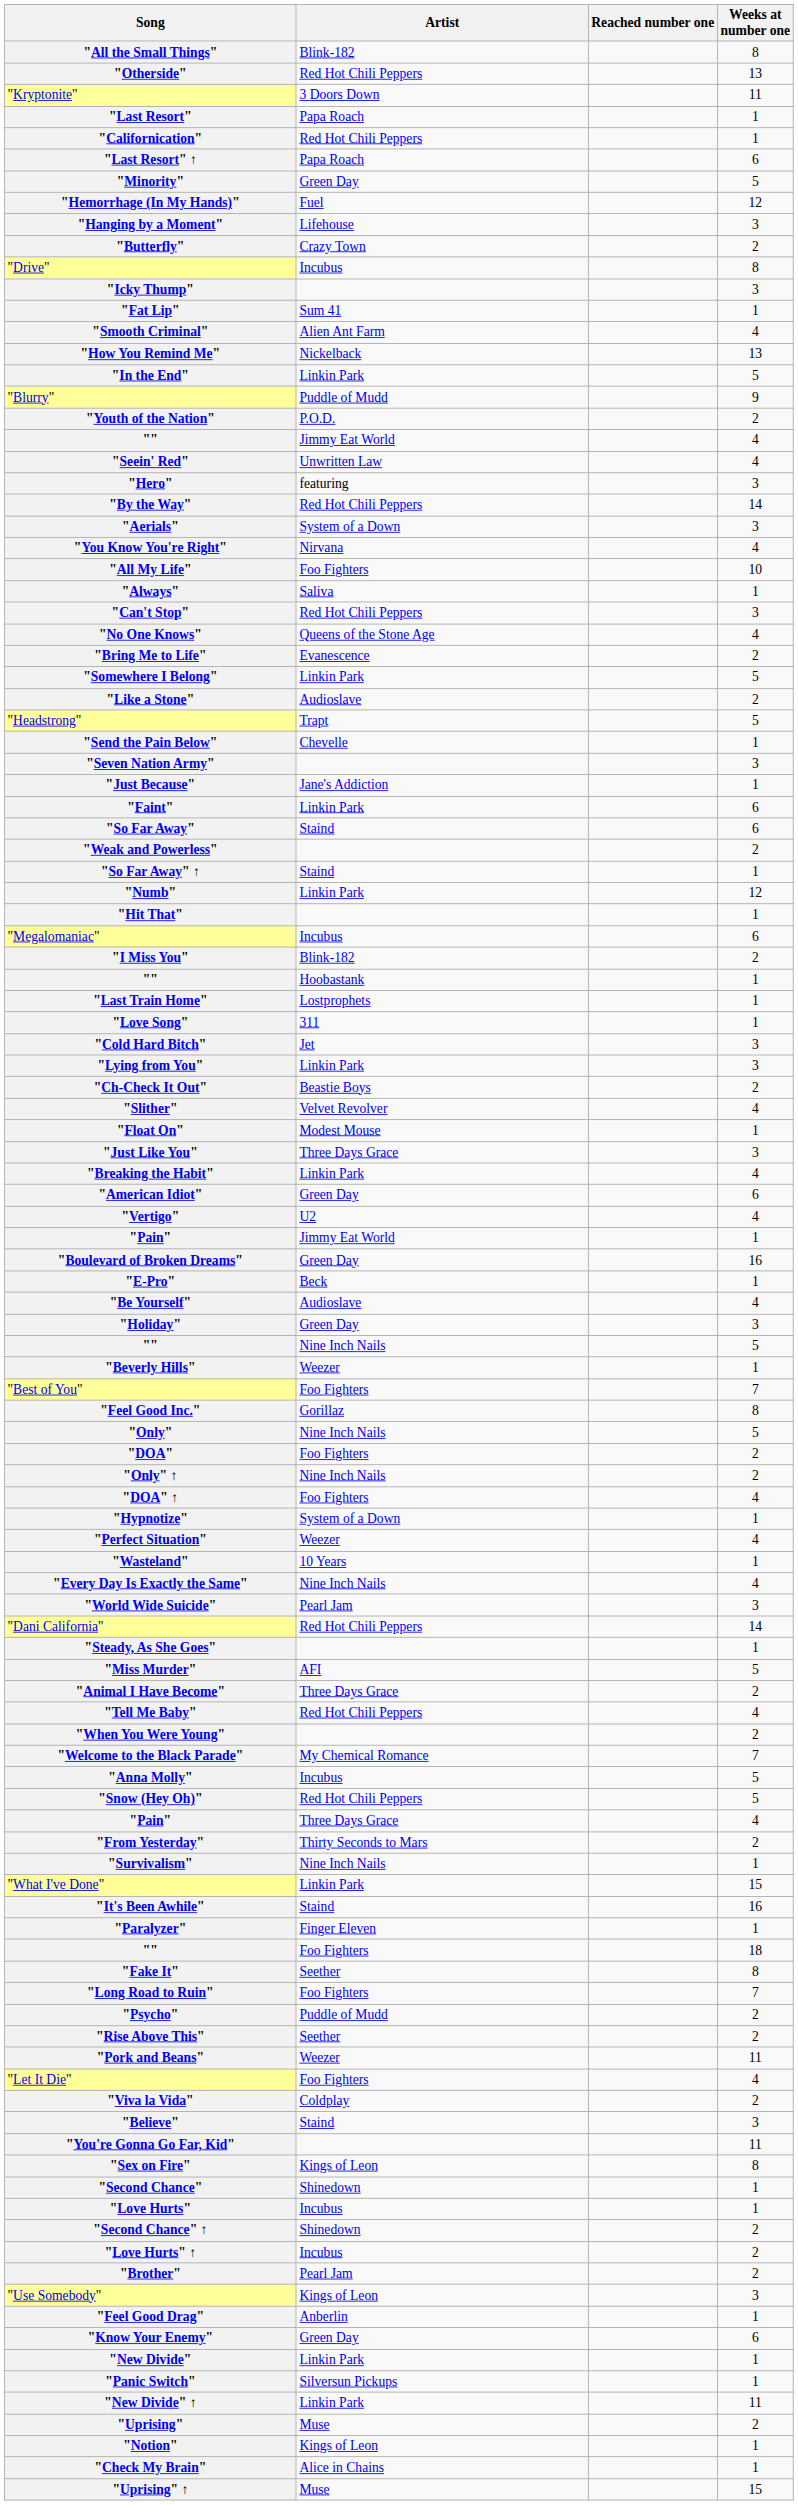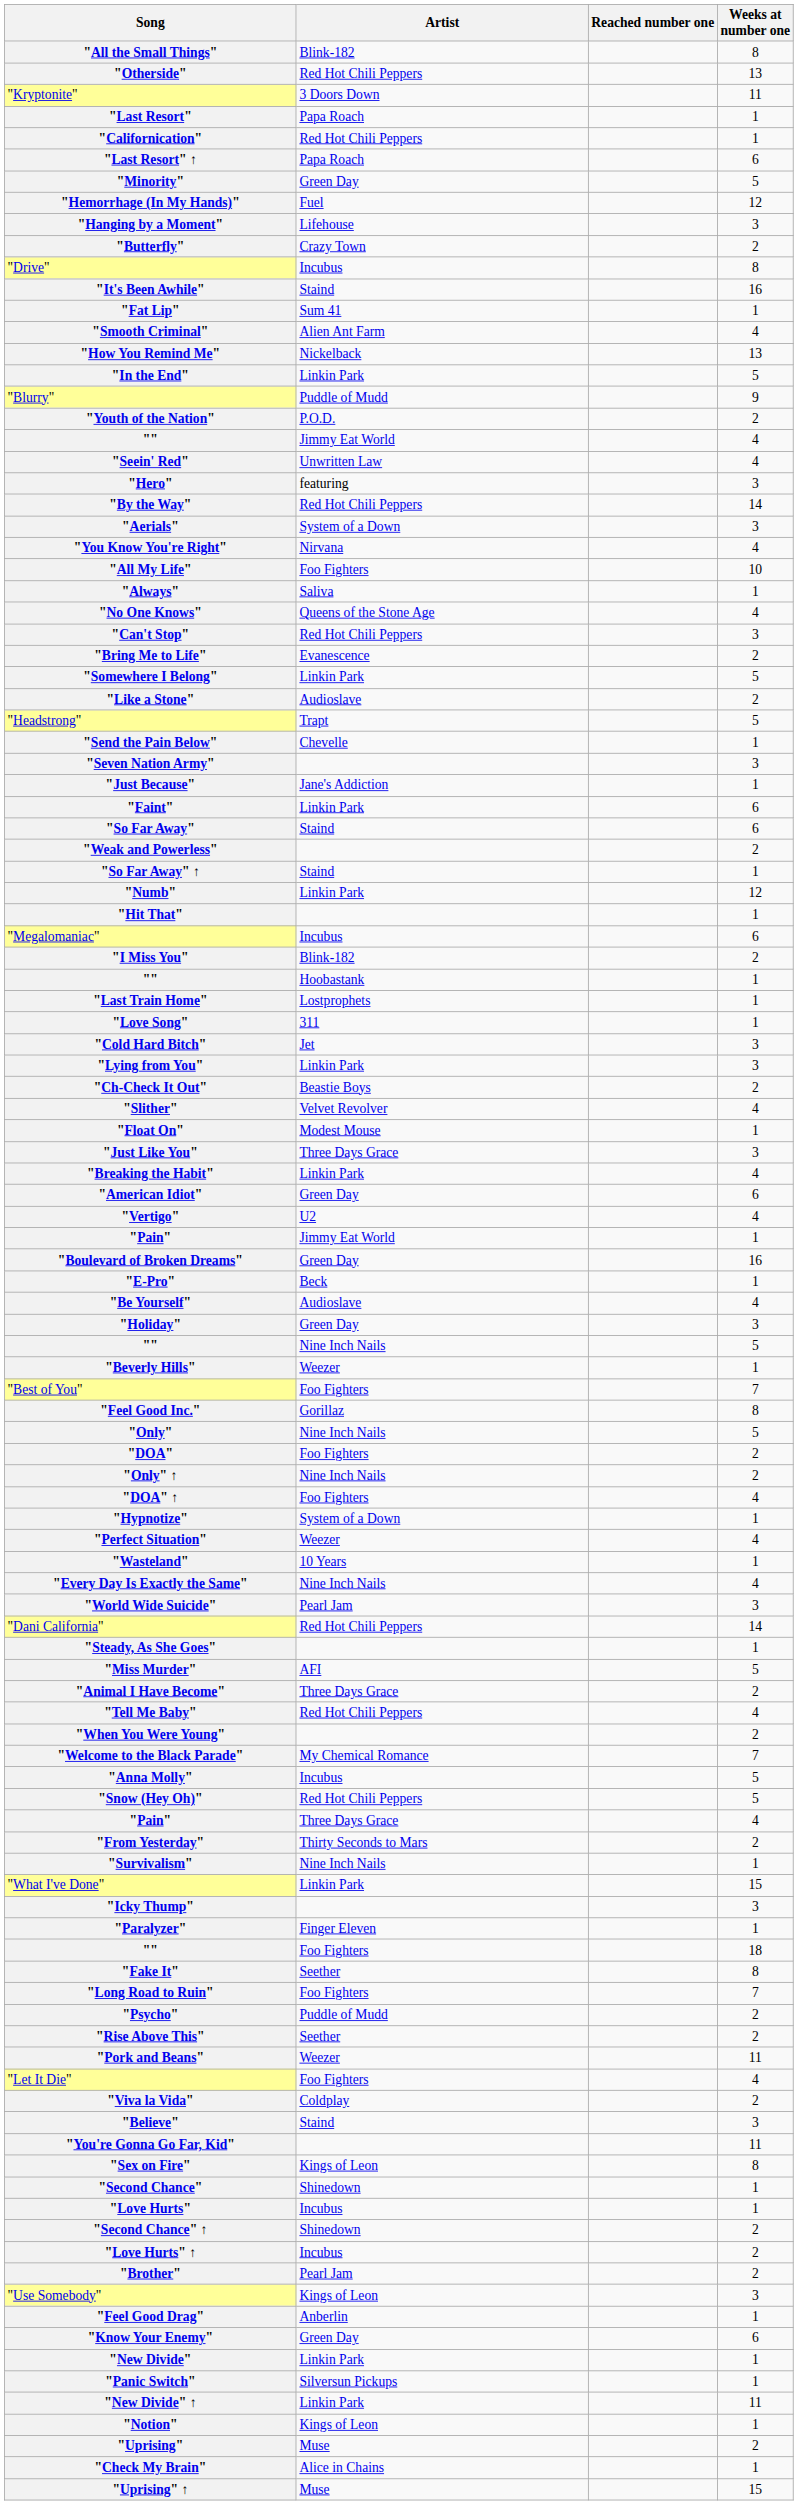rows swapped: (150, 1907) <-> (150, 289)
rows swapped: (150, 634) <-> (150, 612)
rows swapped: (150, 2446) <-> (150, 2424)
